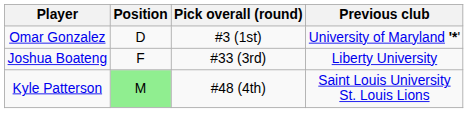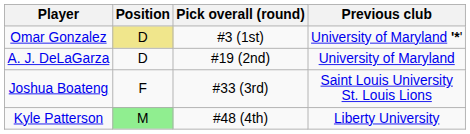(141, 37) no background -> (143, 37) khaki background
+ row: (58, 59)
(384, 59) Liberty University -> (387, 88) Saint Louis University St. Louis Lions
(384, 88) Saint Louis University St. Louis Lions -> (387, 118) Liberty University
